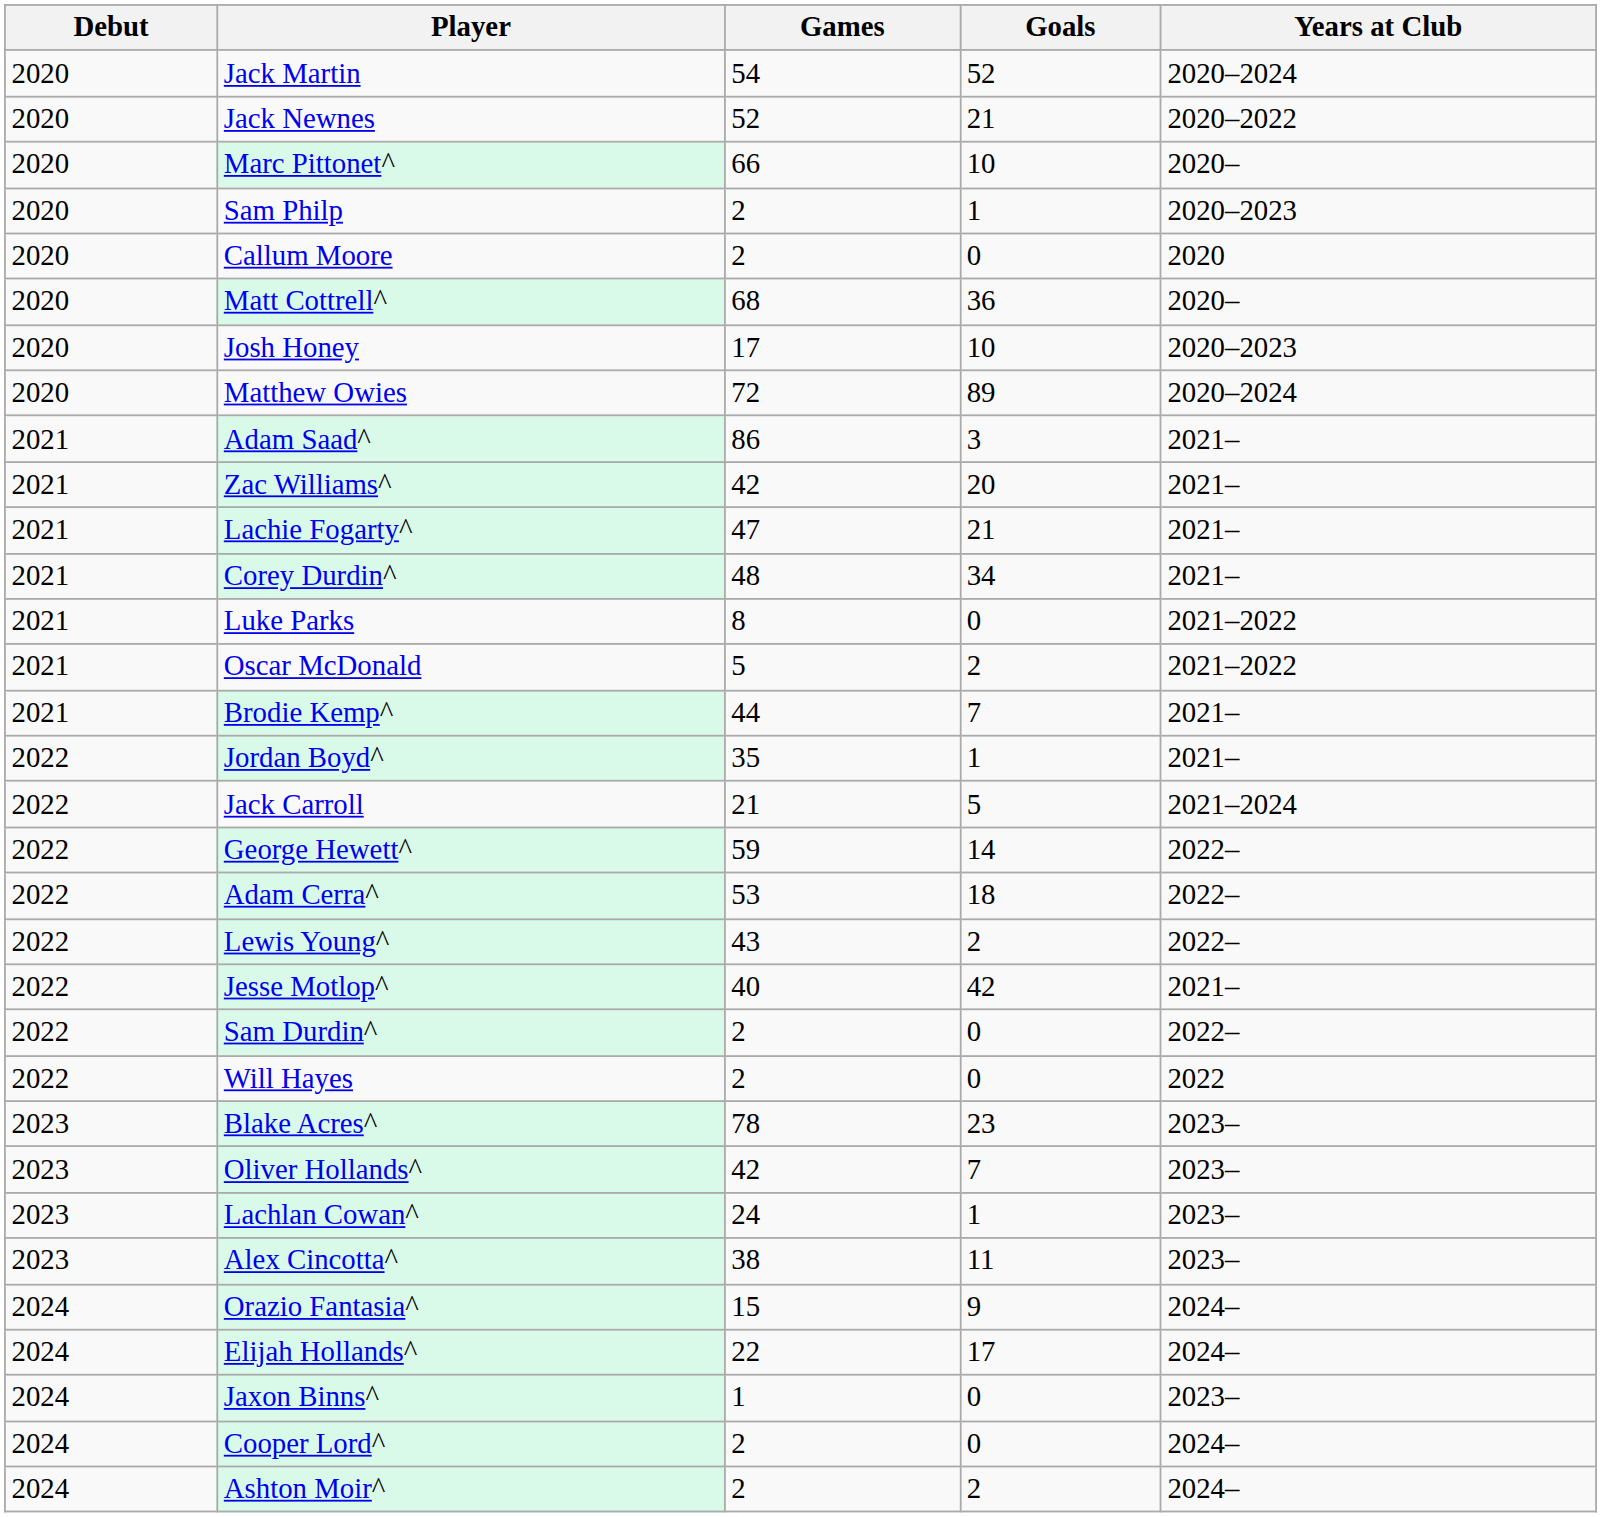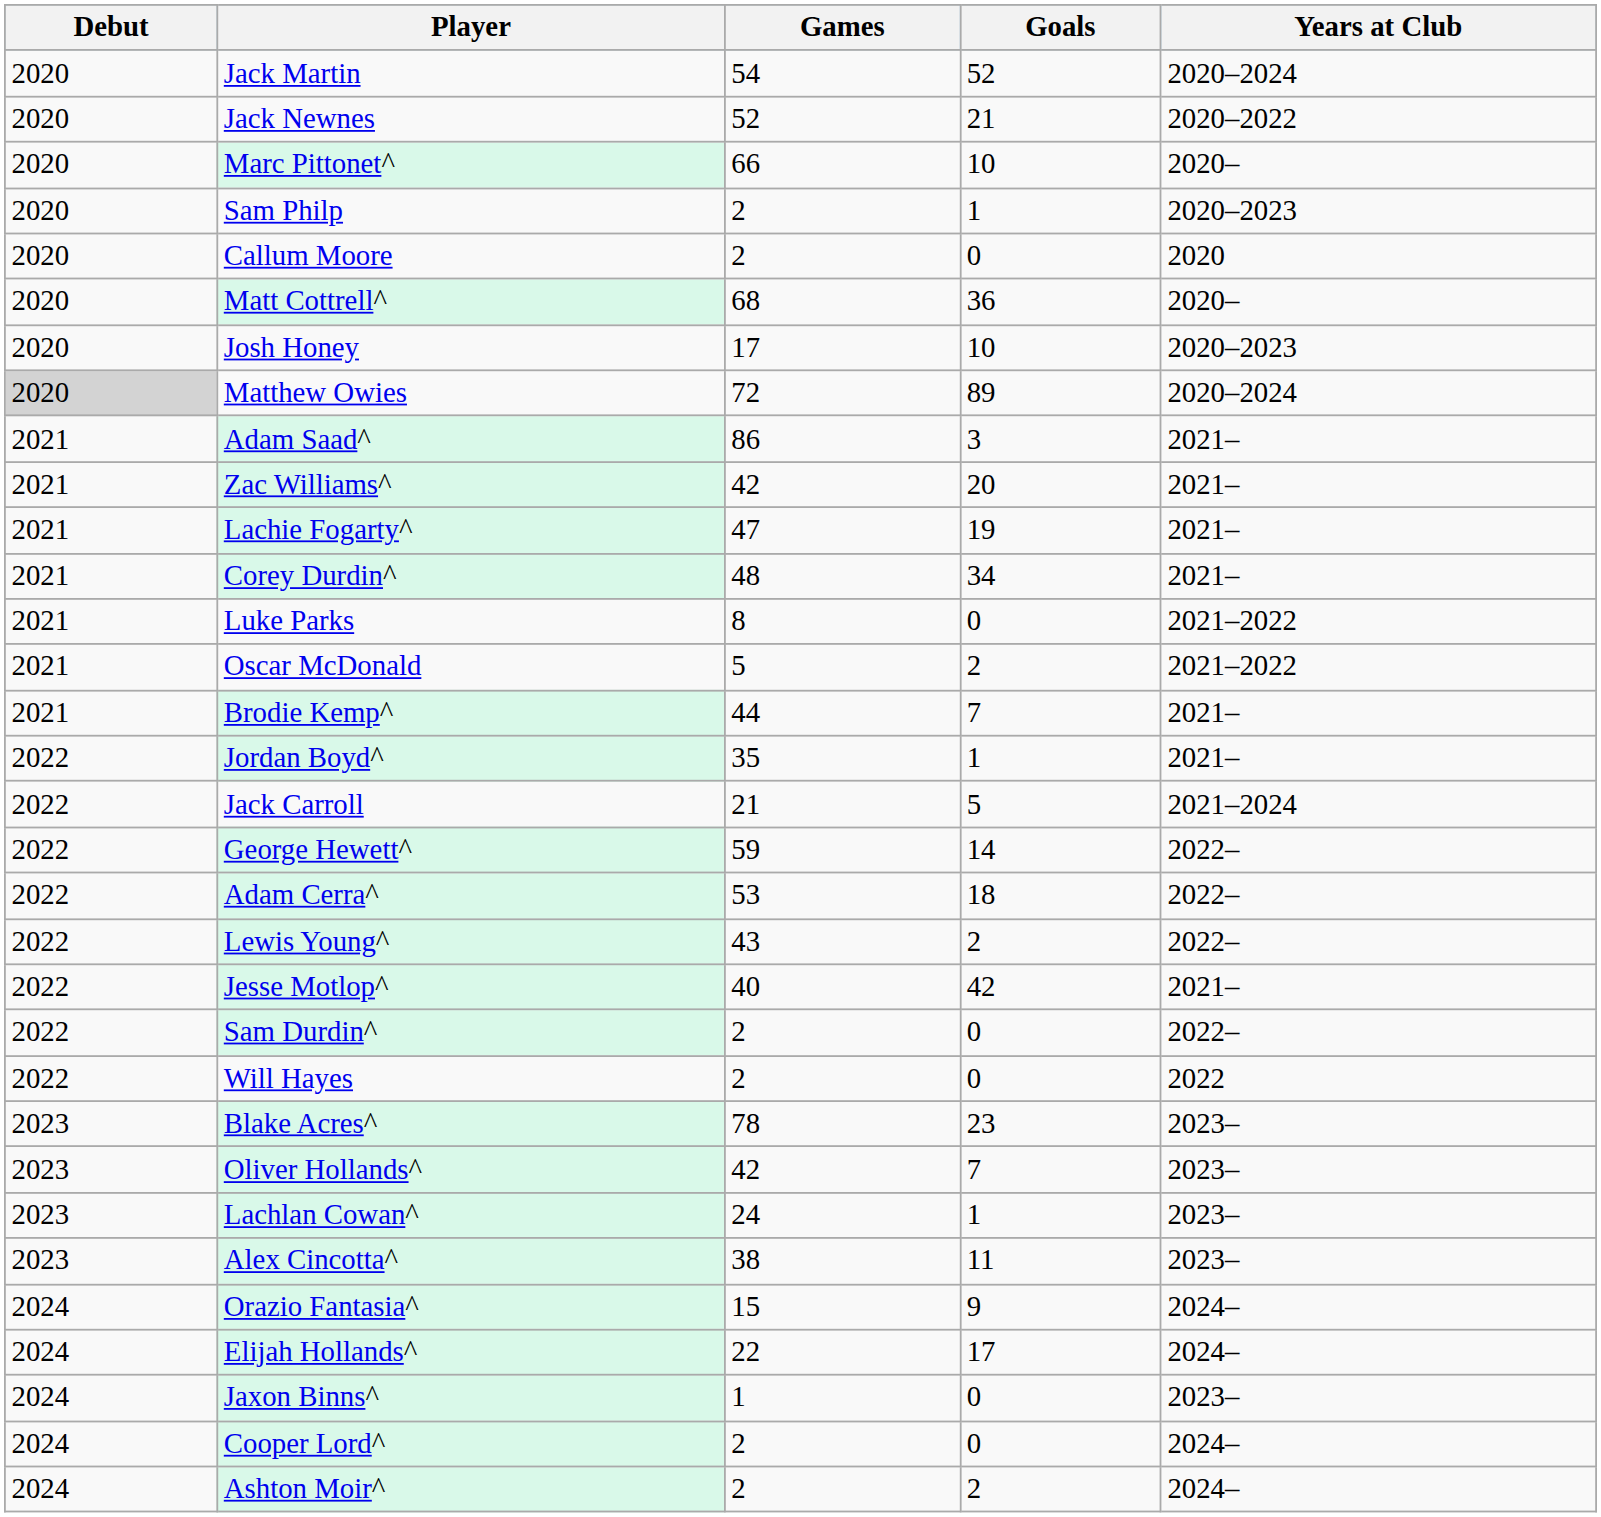(40, 392) no background -> (40, 392) lightgrey background
(981, 529) 21 -> (981, 529) 19
